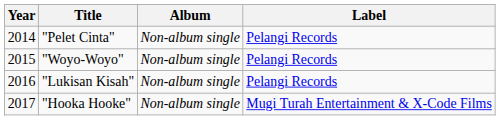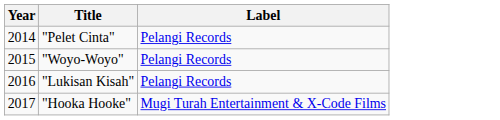- column: (190, 15)
